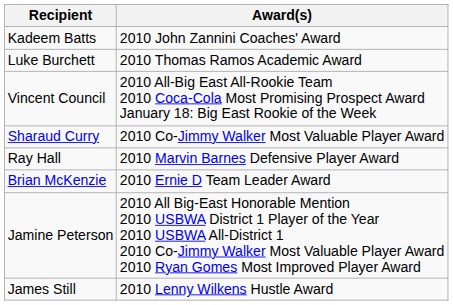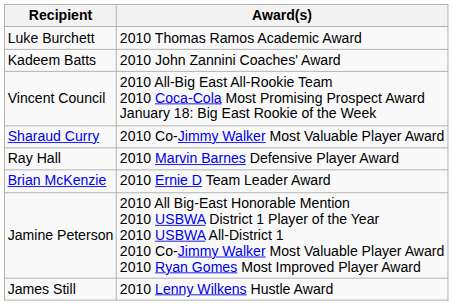rows swapped: (52, 37) <-> (51, 60)
